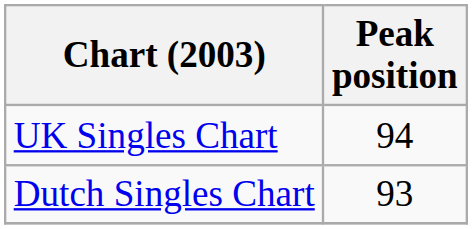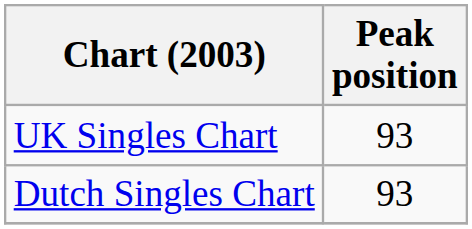(395, 134) 94 -> (395, 134) 93
